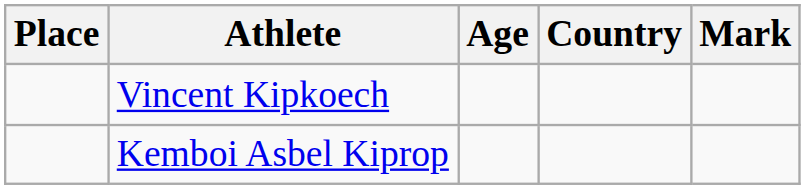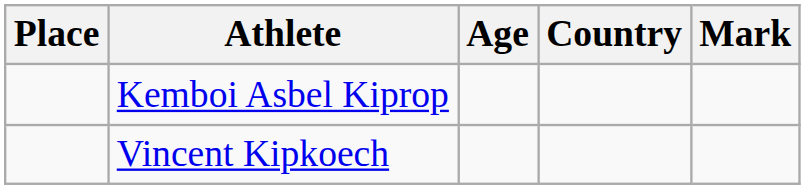rows swapped: (283, 153) <-> (253, 93)
